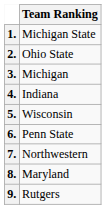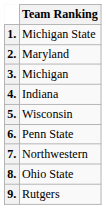(48, 54) Ohio State -> (45, 54) Maryland
(45, 174) Maryland -> (48, 174) Ohio State
